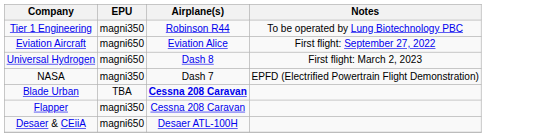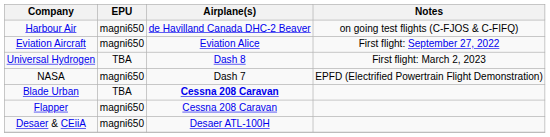+ row: (51, 28)
- row: (51, 28)
(122, 60) magni650 -> (122, 60) TBA
(122, 76) magni350 -> (122, 76) magni650
(122, 108) magni350 -> (122, 108) magni650
